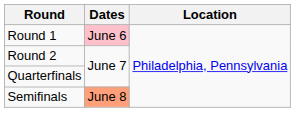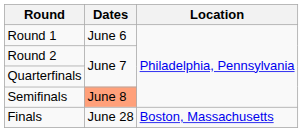(107, 35) pink background -> (107, 35) no background
+ row: (25, 117)
